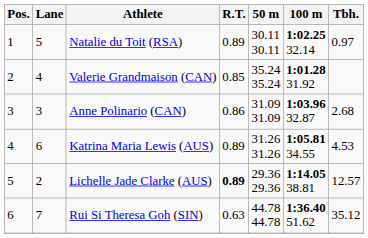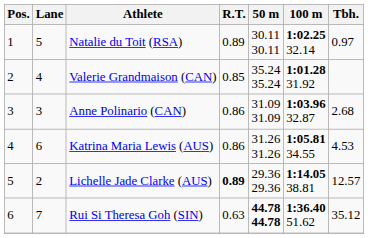(234, 146) 0.89 -> (234, 146) 0.86
(266, 215) normal -> (266, 215) bold
